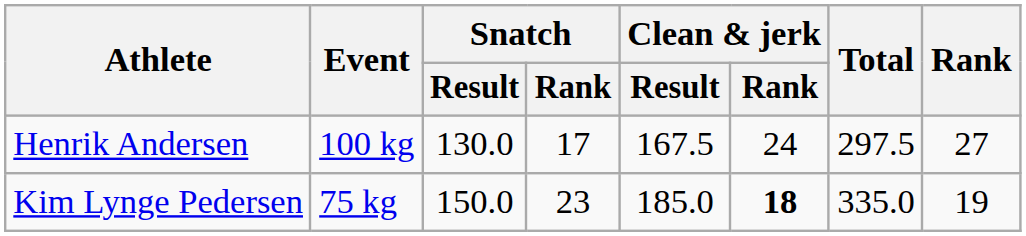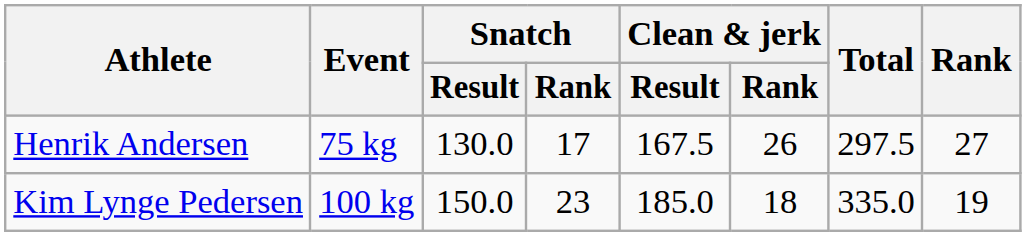(367, 144) 100 kg -> (358, 144) 75 kg
(780, 144) 24 -> (780, 144) 26
(358, 201) 75 kg -> (367, 201) 100 kg
(780, 201) bold -> (780, 201) normal
